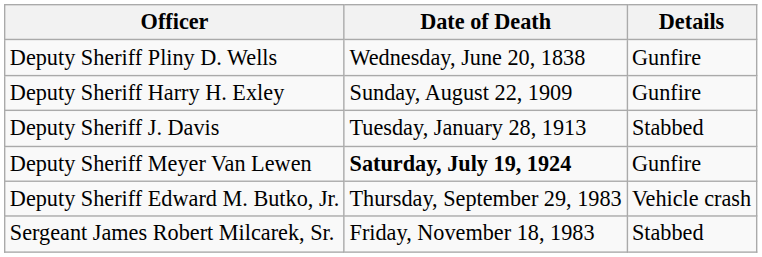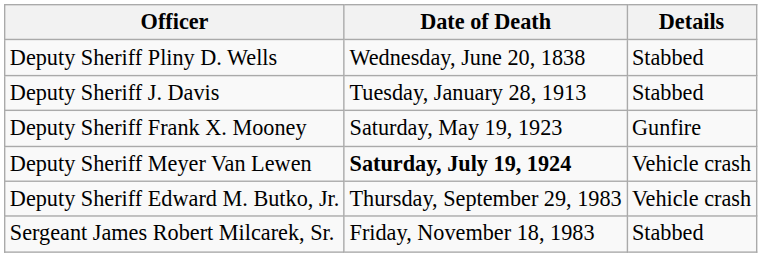(667, 57) Gunfire -> (668, 57) Stabbed
- row: (147, 92)
+ row: (158, 127)
(667, 163) Gunfire -> (692, 163) Vehicle crash
